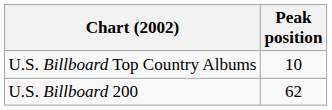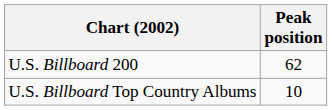rows swapped: (133, 64) <-> (73, 91)
